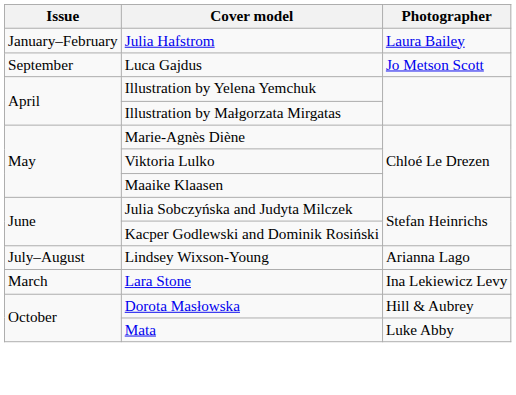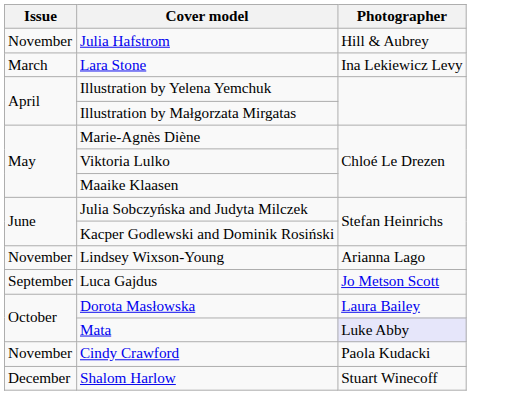(63, 40) January–February -> (40, 40) November
(425, 40) Laura Bailey -> (385, 40) Hill & Aubrey
rows swapped: (158, 281) <-> (163, 64)
(46, 257) July–August -> (40, 257) November
(430, 305) Hill & Aubrey -> (381, 305) Laura Bailey
(420, 329) no background -> (375, 329) lavender background
+ row: (130, 354)
+ row: (128, 378)
